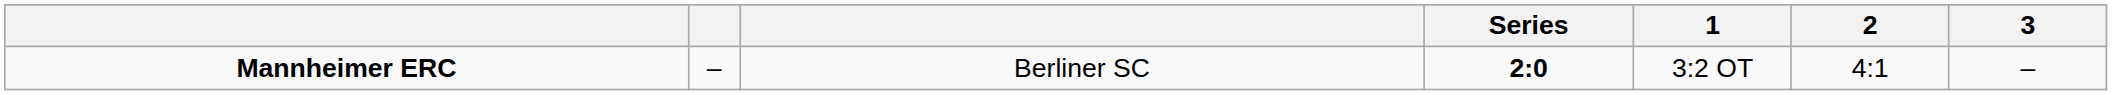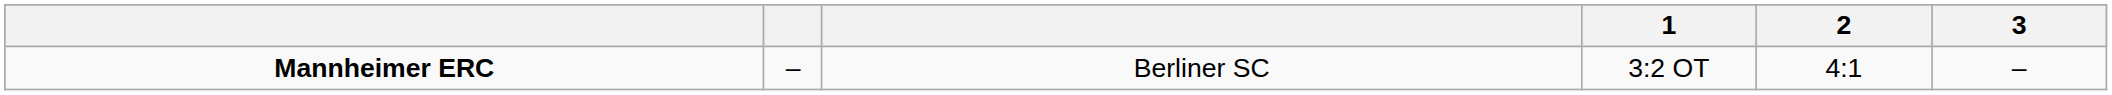- column: (1529, 25)
